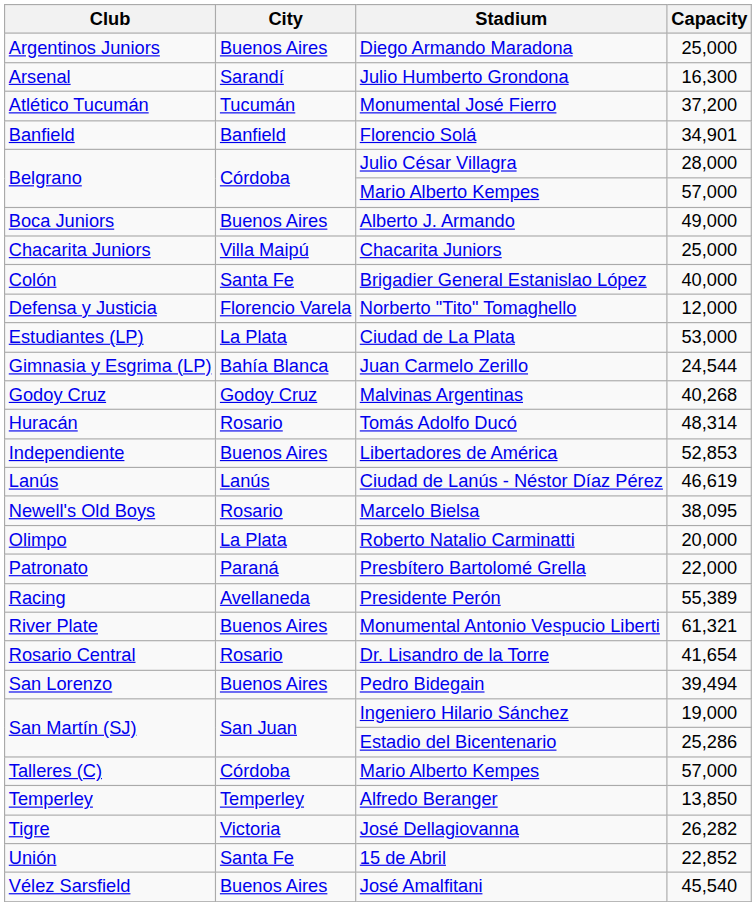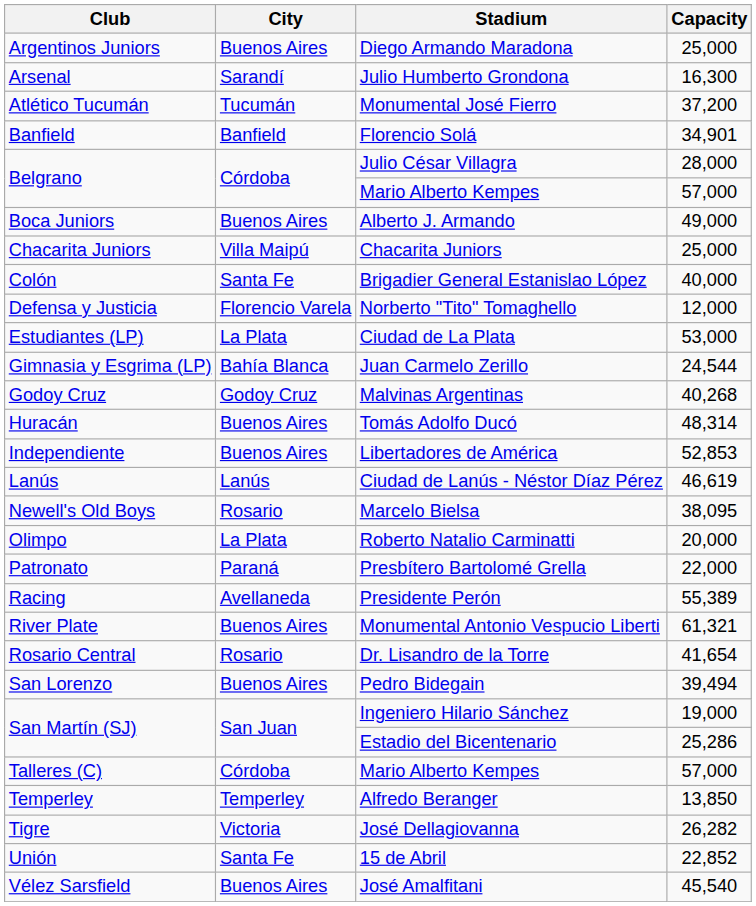(251, 423) Rosario -> (274, 423) Buenos Aires
